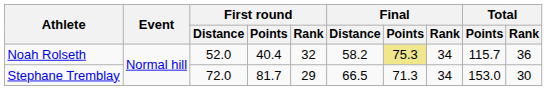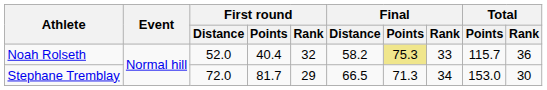(445, 55) 34 -> (445, 55) 33
